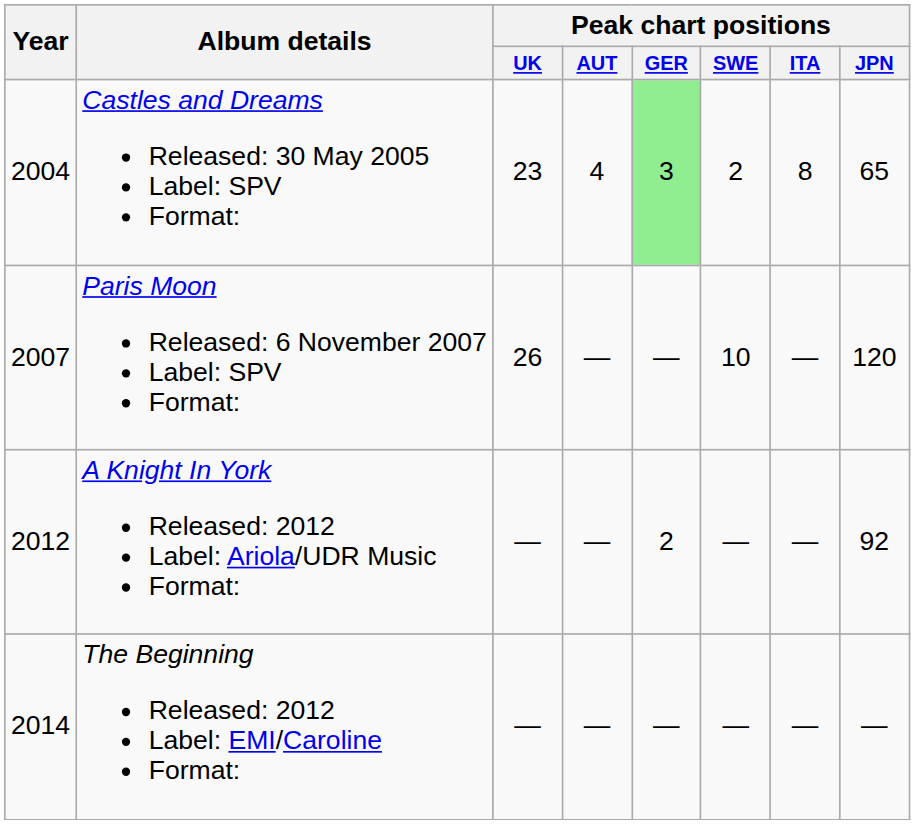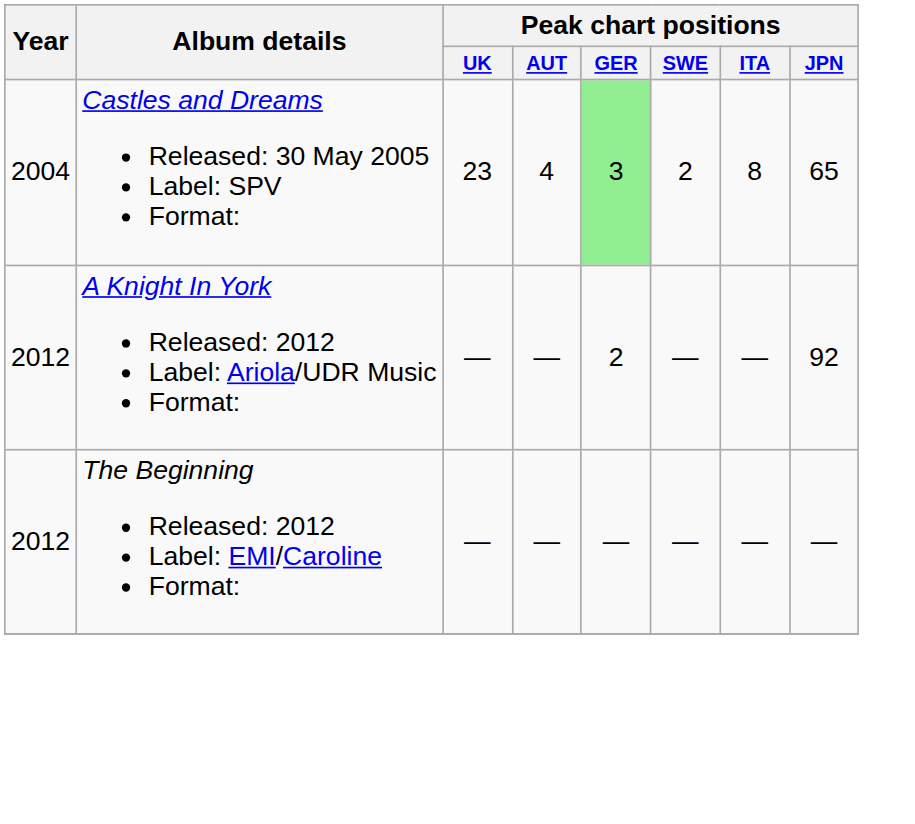- row: (285, 344)
(40, 726) 2014 -> (40, 541) 2012
